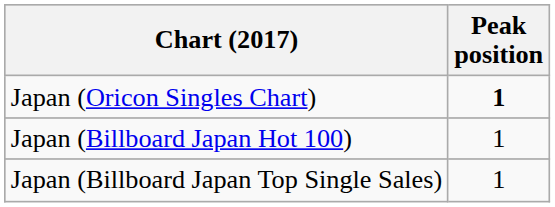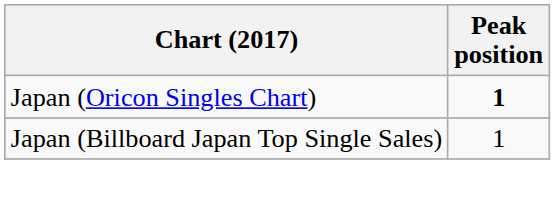- row: (181, 138)
